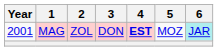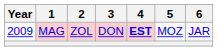(20, 31) 2001 -> (20, 31) 2009
(199, 31) paleturquoise background -> (199, 31) no background
